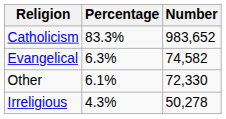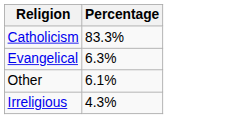- column: (192, 15)
